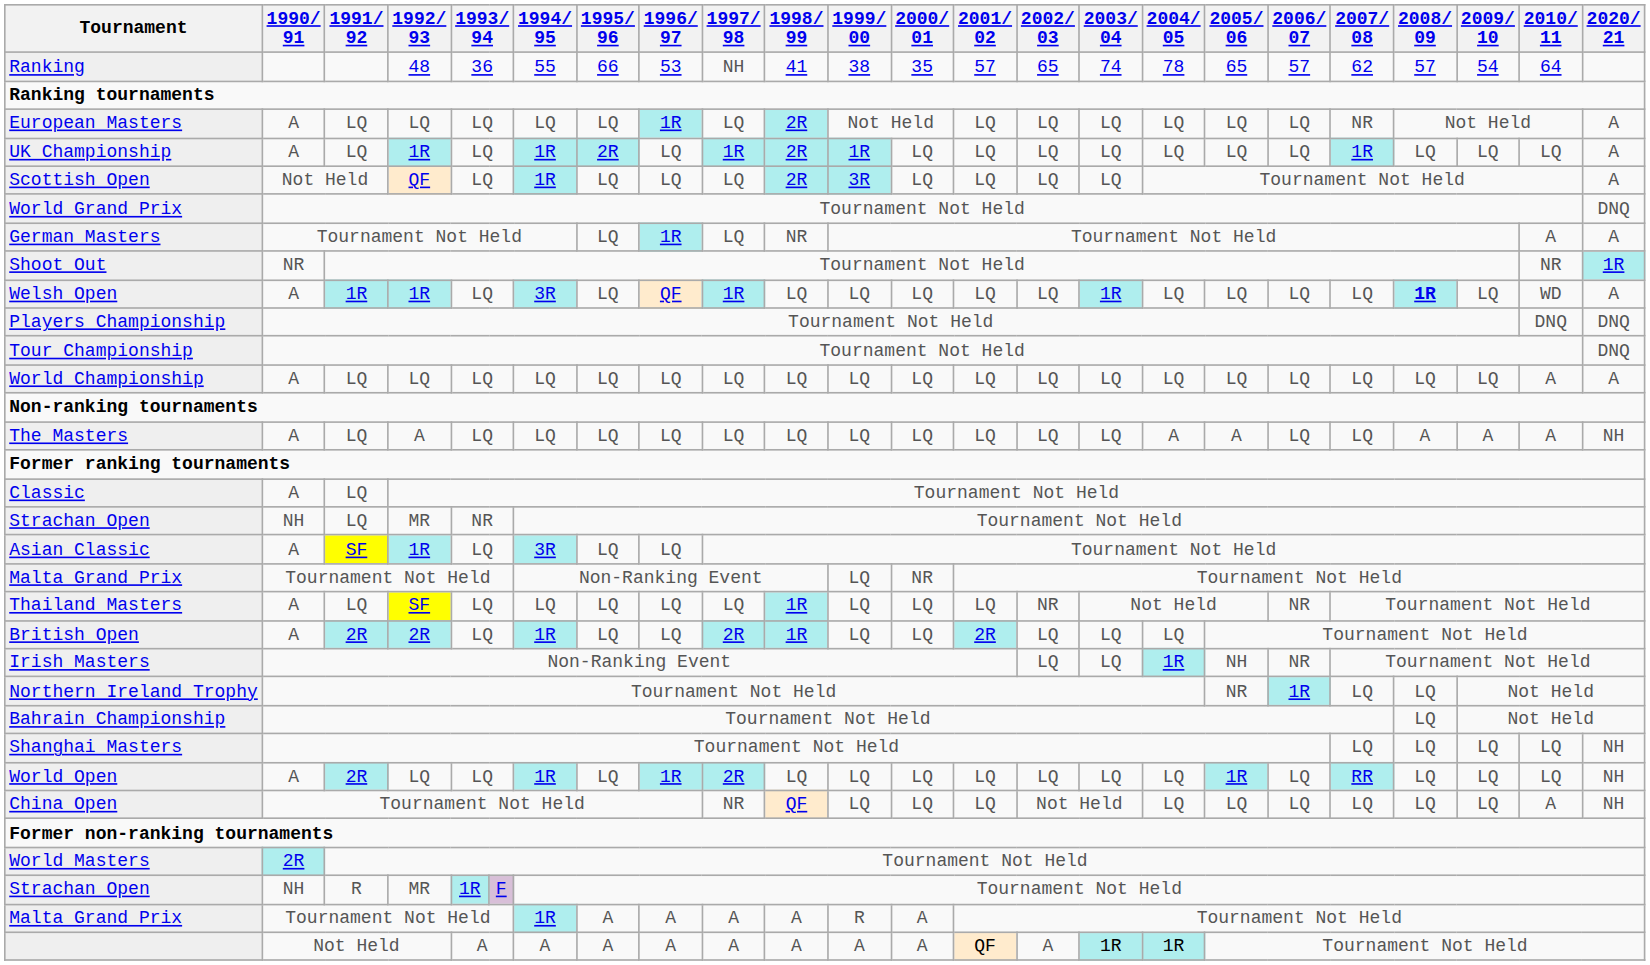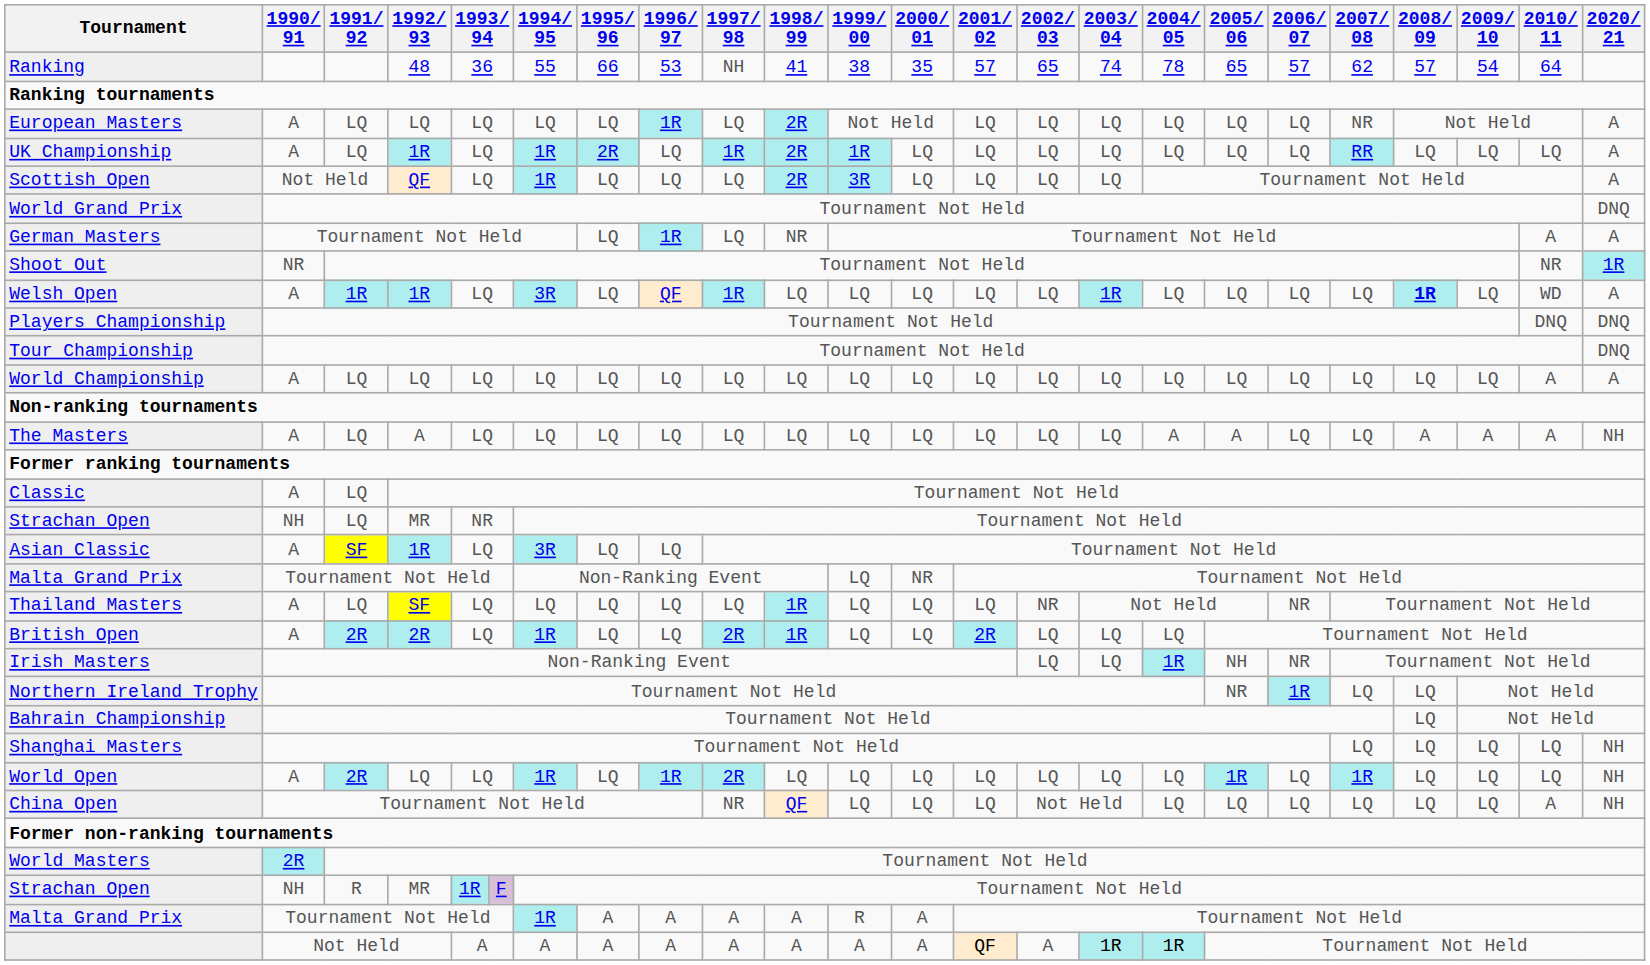(1362, 152) 1R -> (1362, 152) RR
(1362, 776) RR -> (1362, 776) 1R
